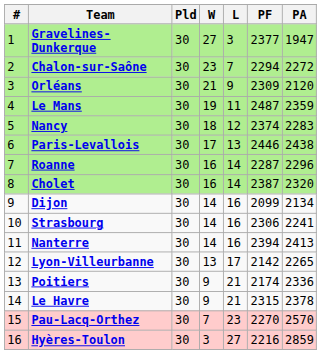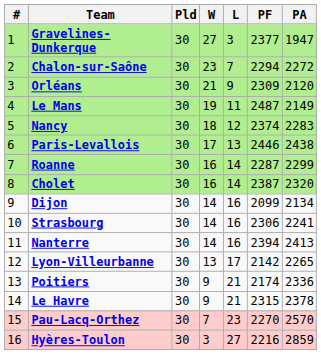(299, 106) 2359 -> (299, 106) 2149
(299, 164) 2296 -> (299, 164) 2299
